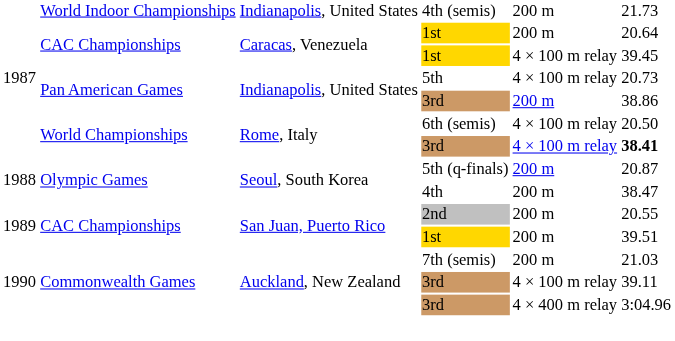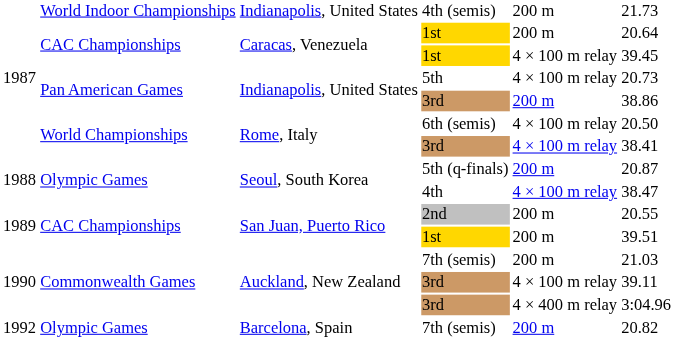(640, 146) bold -> (640, 146) normal
(533, 191) 200 m -> (565, 191) 4 × 100 m relay
+ row: (296, 327)
